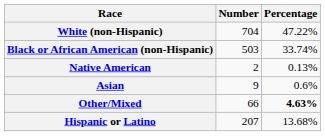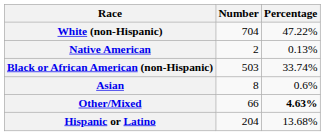rows swapped: (110, 49) <-> (110, 67)
(256, 85) 9 -> (256, 85) 8
(250, 121) 207 -> (250, 121) 204
